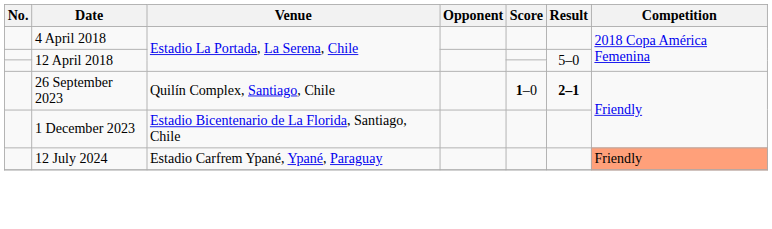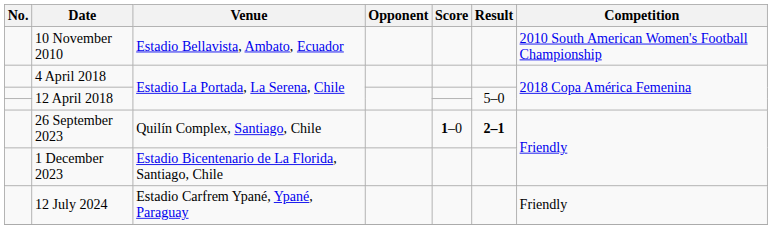+ row: (73, 45)
(618, 158) lightsalmon background -> (543, 205) no background
